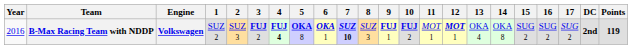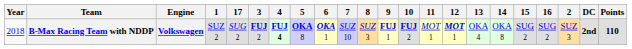columns swapped: (237, 11) <-> (570, 11)
(15, 31) 2016 -> (15, 31) 2018
(347, 31) bold -> (347, 31) normal
(613, 31) 119 -> (612, 31) 110
